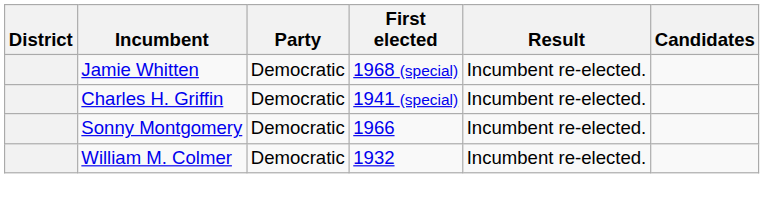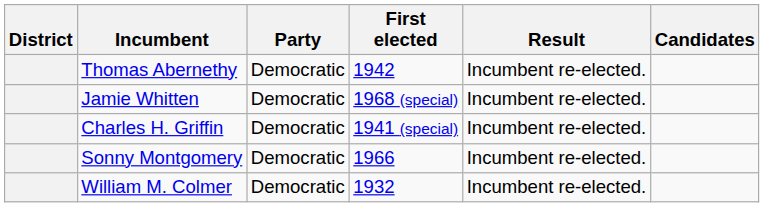+ row: (159, 69)
